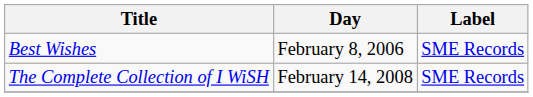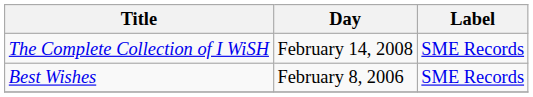rows swapped: (53, 48) <-> (139, 77)
